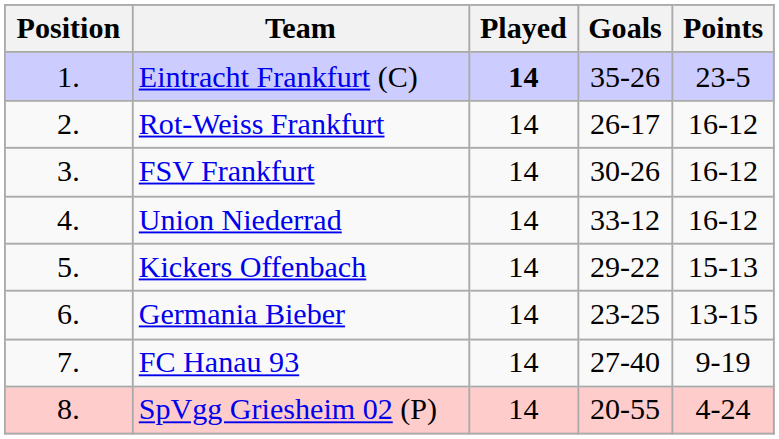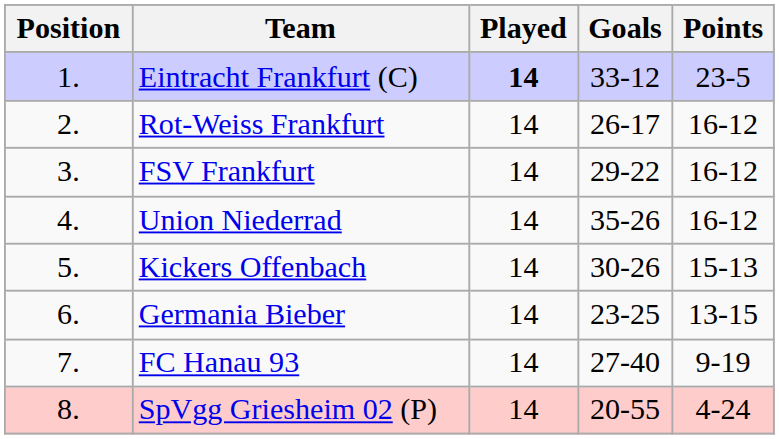(625, 76) 35-26 -> (625, 76) 33-12
(625, 171) 30-26 -> (625, 171) 29-22
(625, 219) 33-12 -> (625, 219) 35-26
(625, 266) 29-22 -> (625, 266) 30-26
